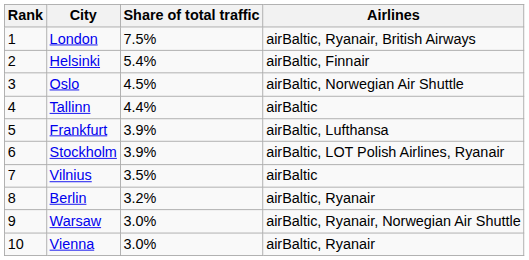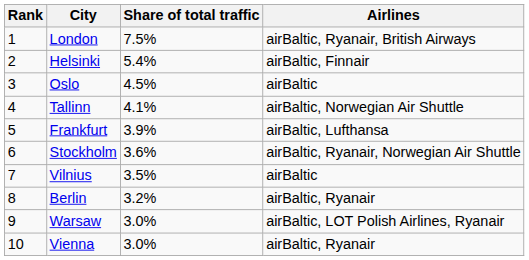(365, 84) airBaltic, Norwegian Air Shuttle -> (292, 84) airBaltic
(140, 107) 4.4% -> (140, 107) 4.1%
(292, 107) airBaltic -> (365, 107) airBaltic, Norwegian Air Shuttle
(140, 152) 3.9% -> (140, 152) 3.6%
(385, 152) airBaltic, LOT Polish Airlines, Ryanair -> (393, 152) airBaltic, Ryanair, Norwegian Air Shuttle
(393, 221) airBaltic, Ryanair, Norwegian Air Shuttle -> (385, 221) airBaltic, LOT Polish Airlines, Ryanair
